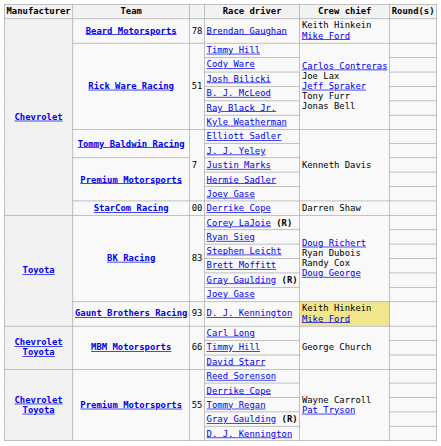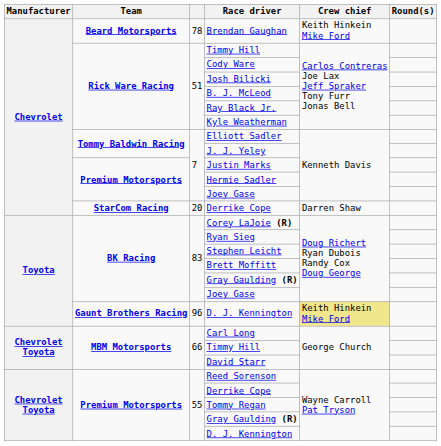(197, 209) 00 -> (197, 209) 20
(197, 314) 93 -> (197, 314) 96
